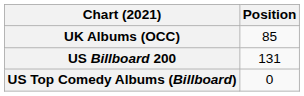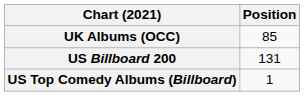(270, 79) 0 -> (270, 79) 1
